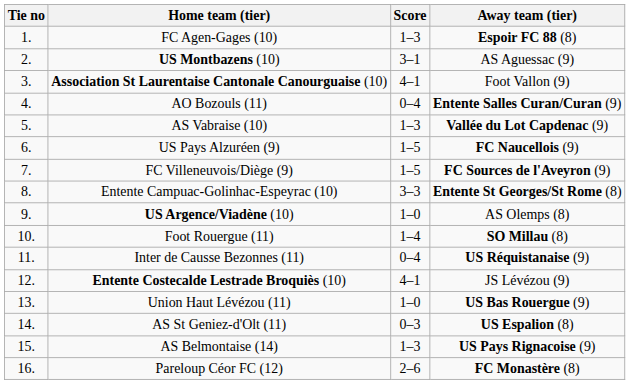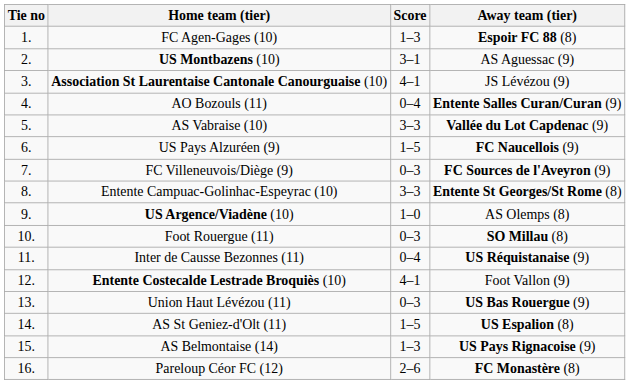(527, 81) Foot Vallon (9) -> (527, 81) JS Lévézou (9)
(410, 125) 1–3 -> (410, 125) 3–3
(410, 170) 1–5 -> (410, 170) 0–3
(410, 236) 1–4 -> (410, 236) 0–3
(527, 280) JS Lévézou (9) -> (527, 280) Foot Vallon (9)
(410, 302) 1–0 -> (410, 302) 0–3
(410, 324) 0–3 -> (410, 324) 1–5
